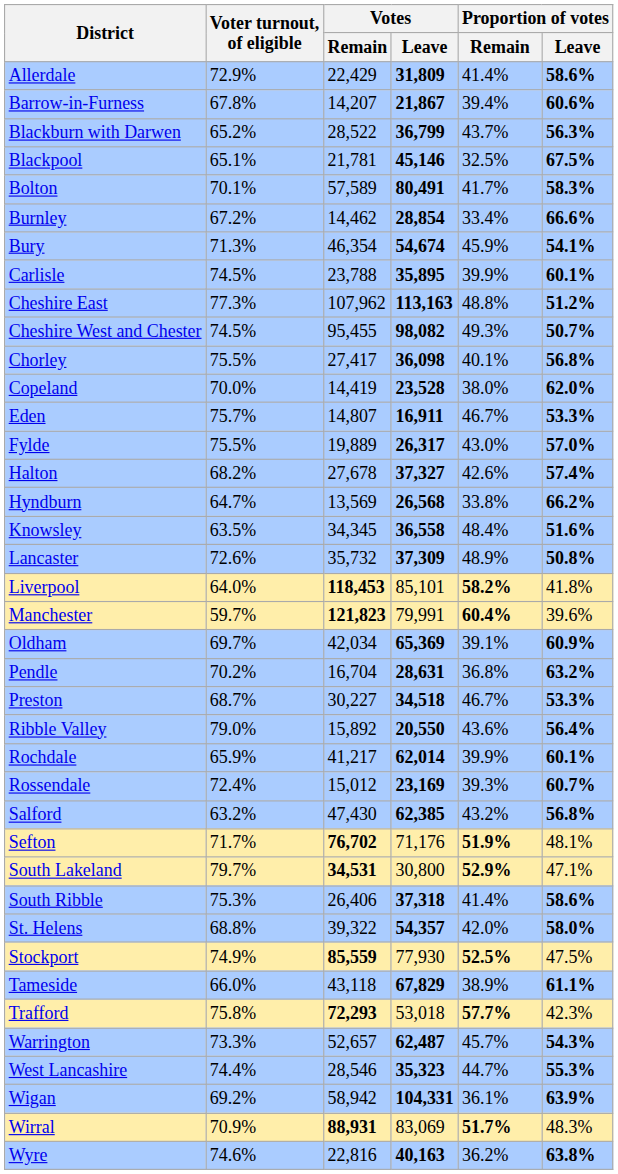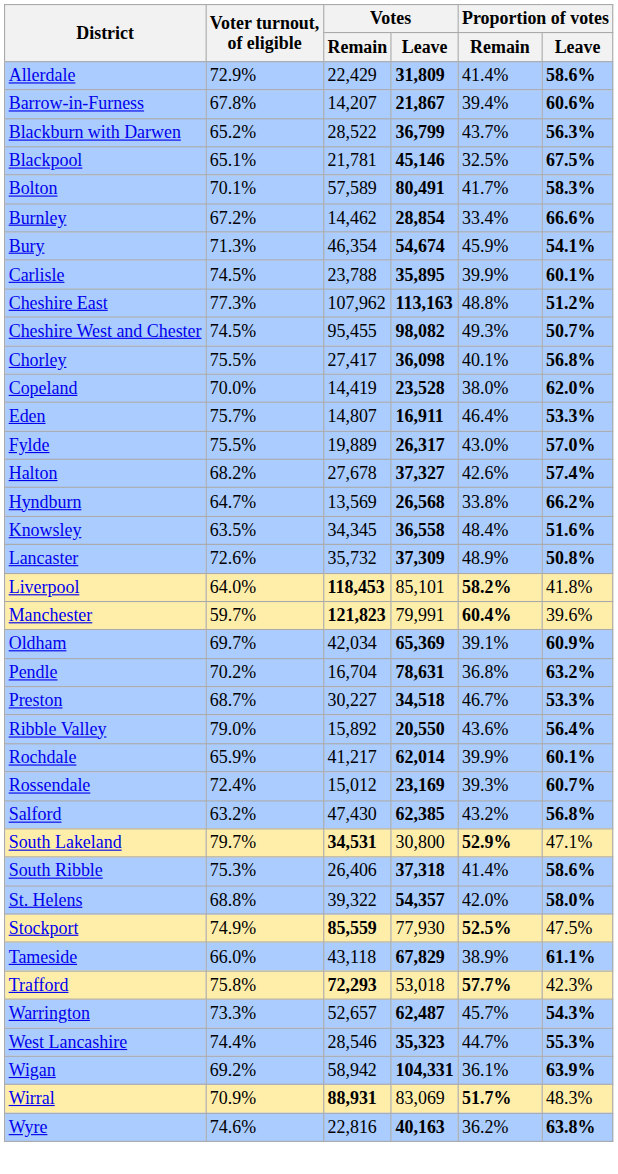(485, 416) 46.7% -> (485, 416) 46.4%
(420, 672) 28,631 -> (420, 672) 78,631
- row: (32, 842)
